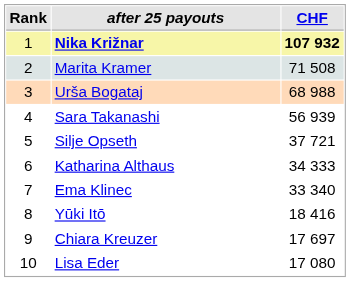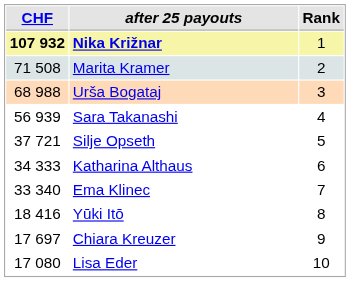columns swapped: (28, 18) <-> (312, 18)
